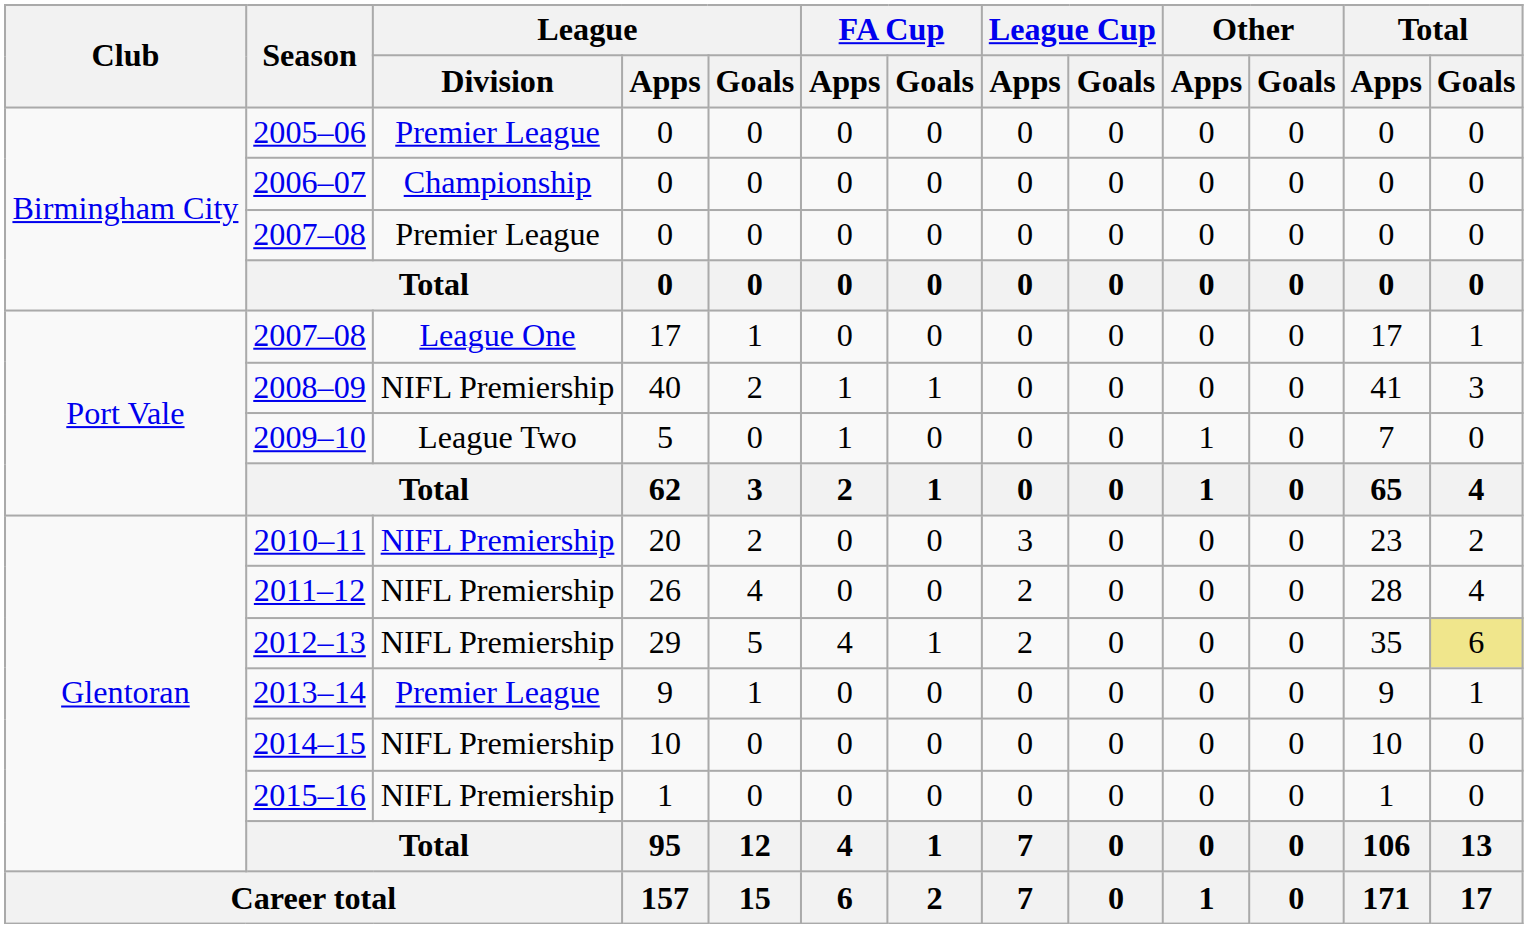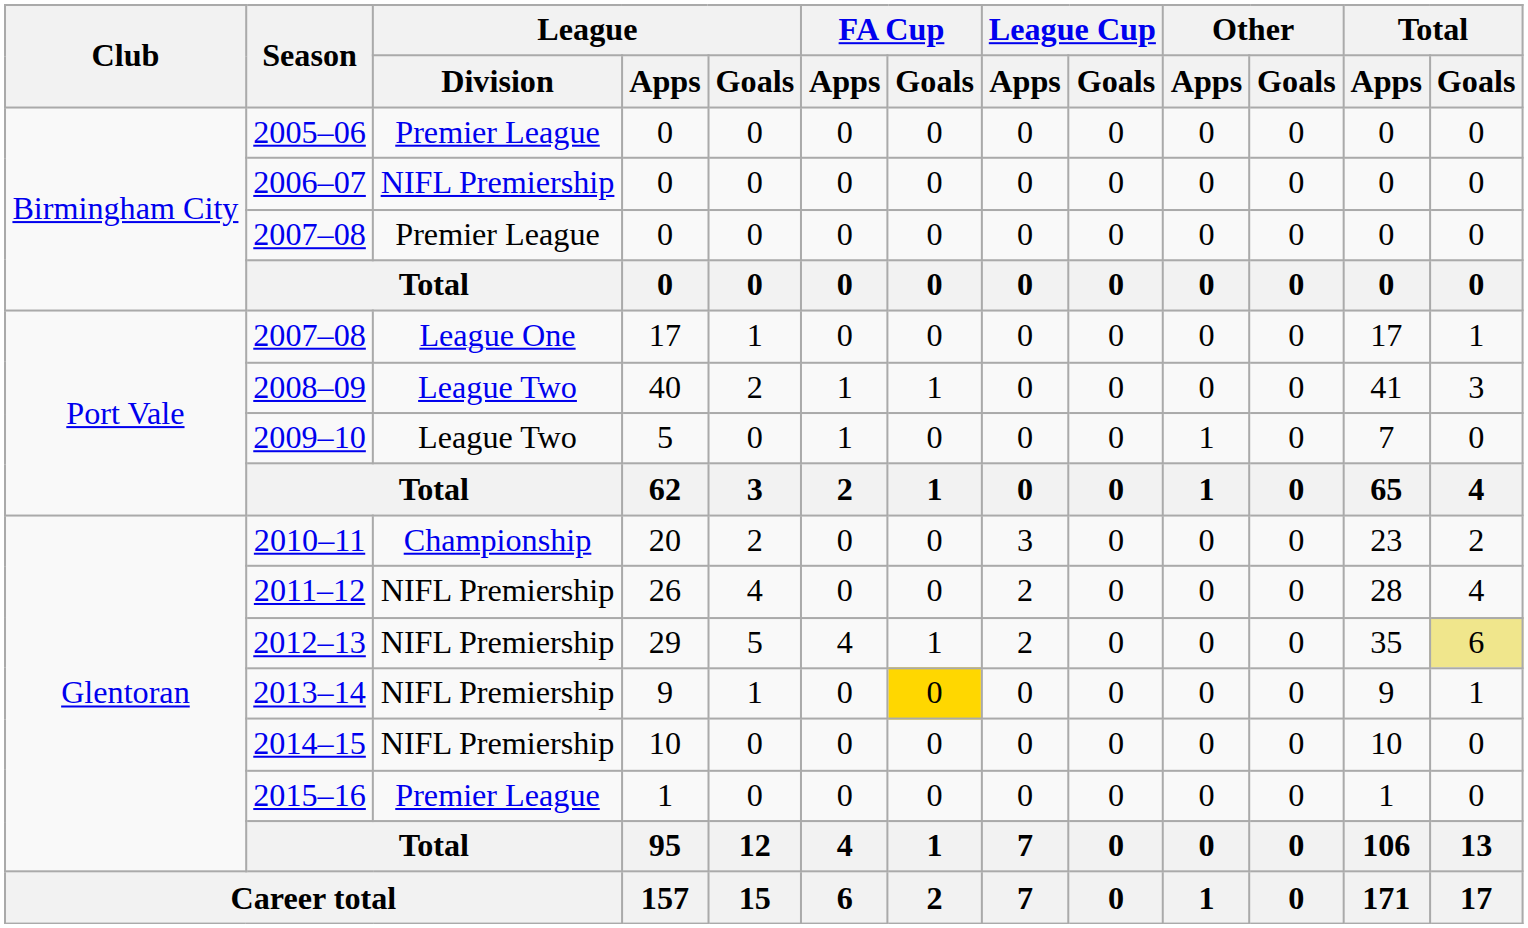(498, 183) Championship -> (498, 183) NIFL Premiership
(498, 387) NIFL Premiership -> (498, 387) League Two
(498, 540) NIFL Premiership -> (498, 540) Championship
(498, 693) Premier League -> (498, 693) NIFL Premiership
(935, 693) no background -> (935, 693) gold background
(498, 795) NIFL Premiership -> (498, 795) Premier League
